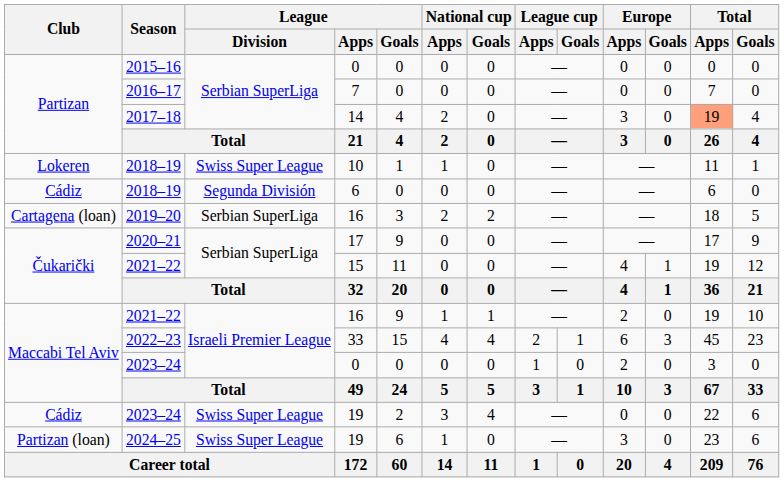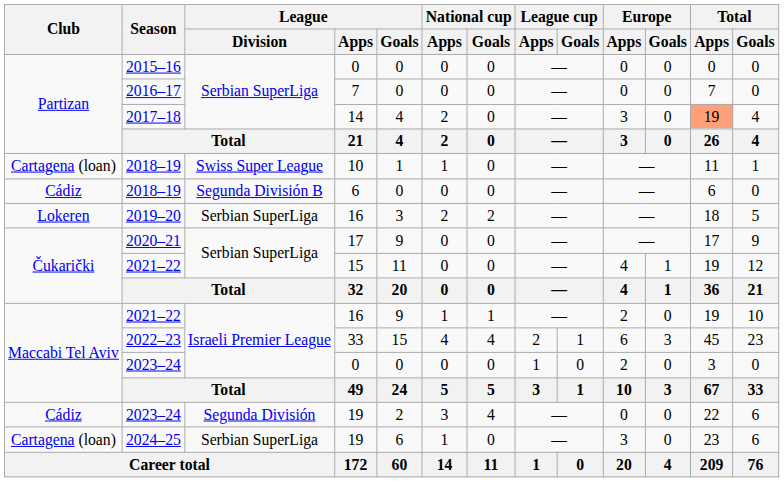(63, 166) Lokeren -> (63, 166) Cartagena (loan)
(259, 191) Segunda División -> (259, 191) Segunda División B
(63, 215) Cartagena (loan) -> (63, 215) Lokeren
(259, 414) Swiss Super League -> (259, 414) Segunda División
(63, 439) Partizan (loan) -> (63, 439) Cartagena (loan)
(259, 439) Swiss Super League -> (259, 439) Serbian SuperLiga
